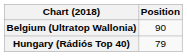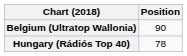(160, 43) 79 -> (160, 43) 78
